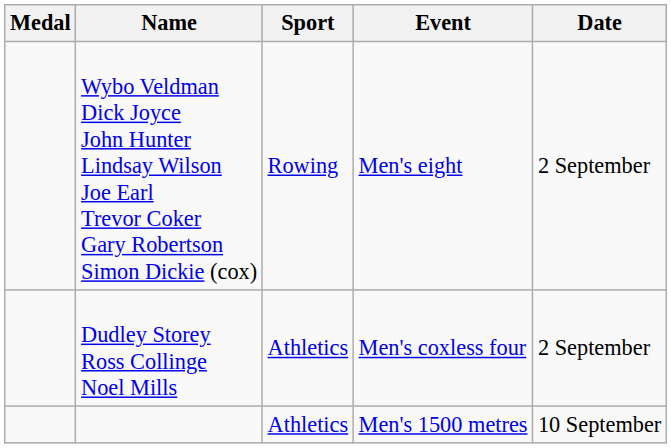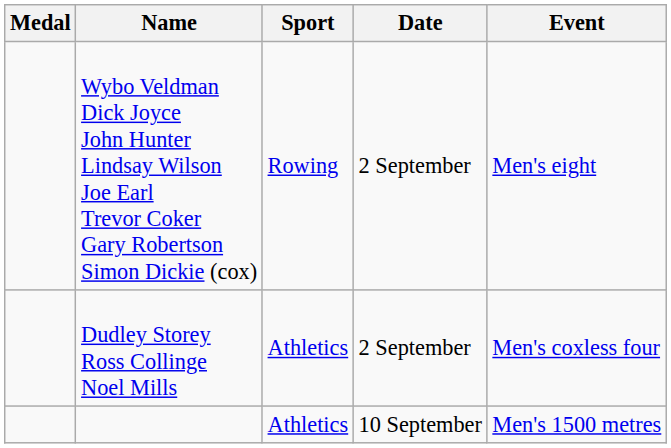columns swapped: (443, 23) <-> (600, 23)
